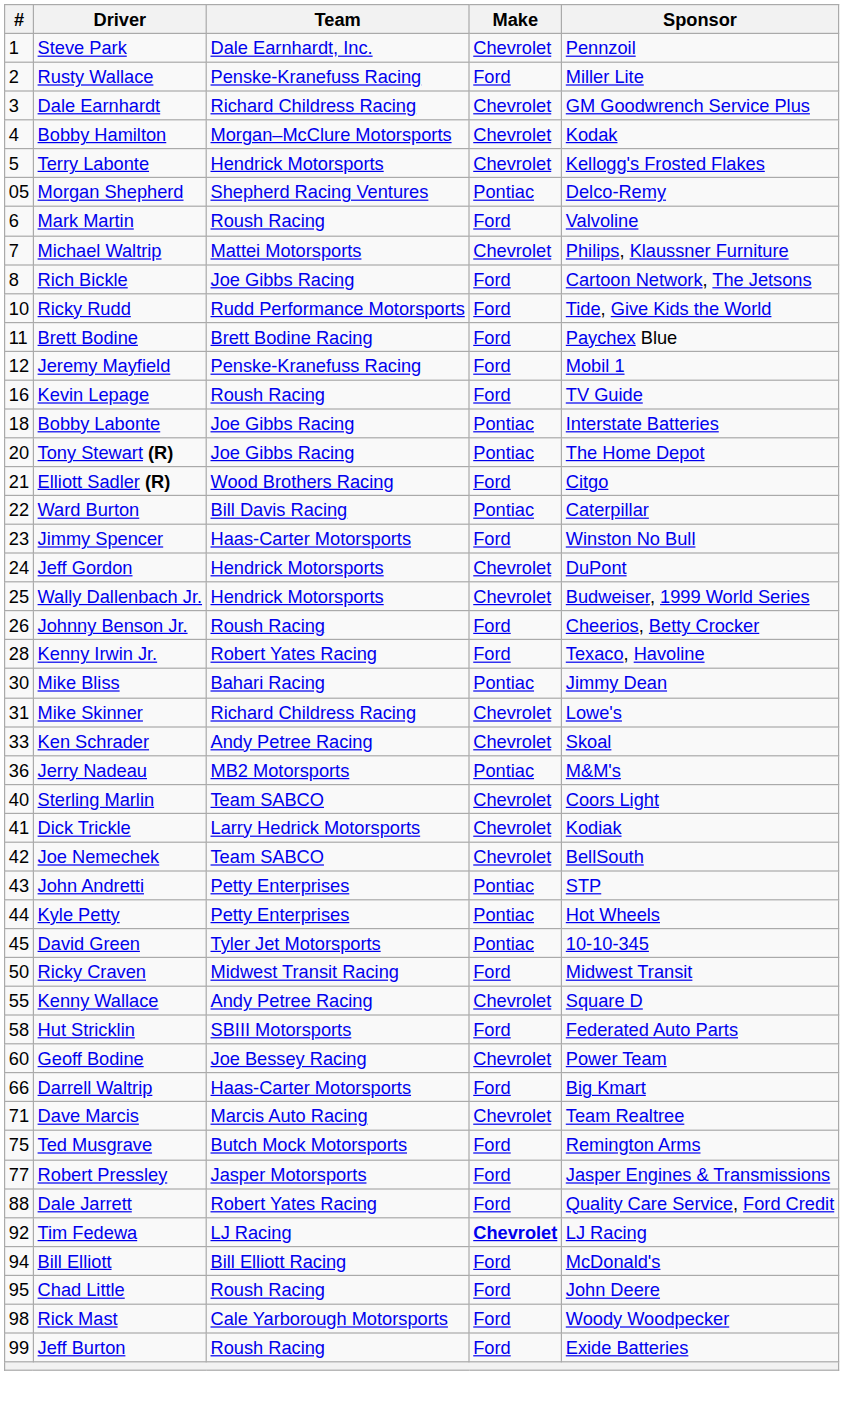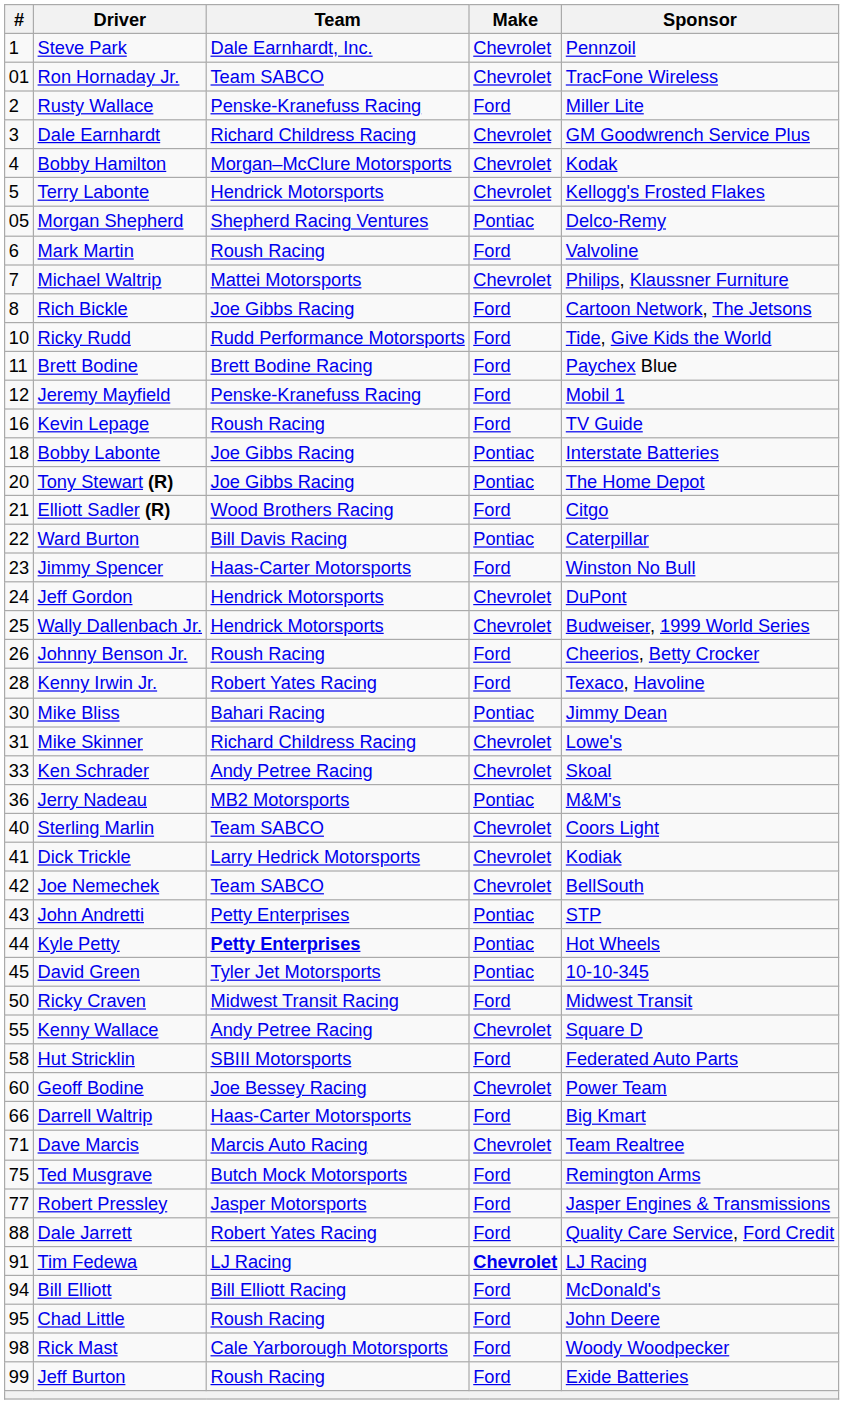+ row: (109, 77)
(280, 914) normal -> (285, 943) bold
(19, 1232) 92 -> (19, 1261) 91
